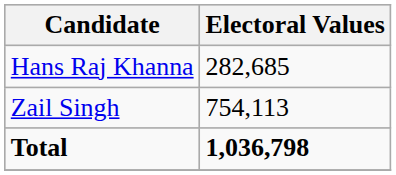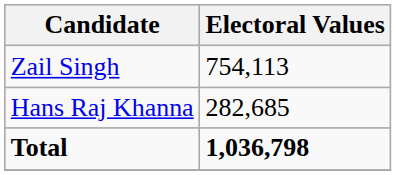rows swapped: (65, 107) <-> (102, 66)
